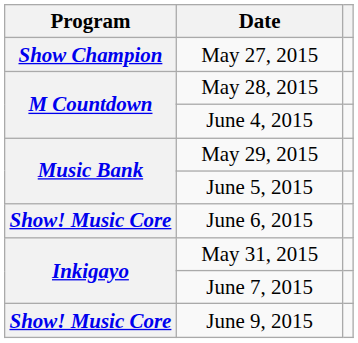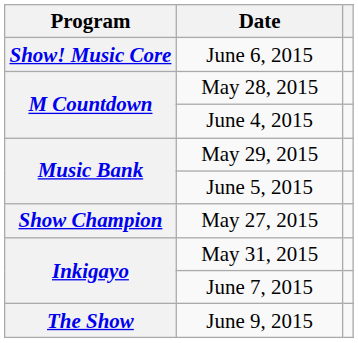rows swapped: (260, 54) <-> (260, 220)
(90, 320) Show! Music Core -> (90, 320) The Show
